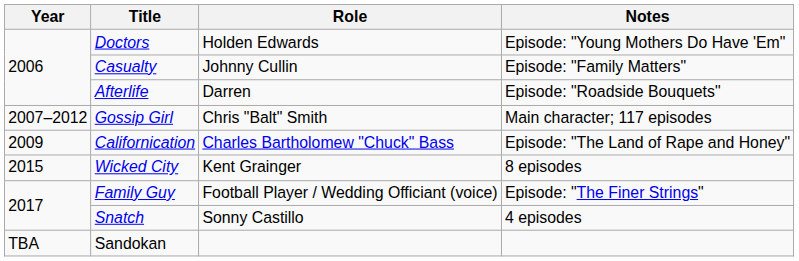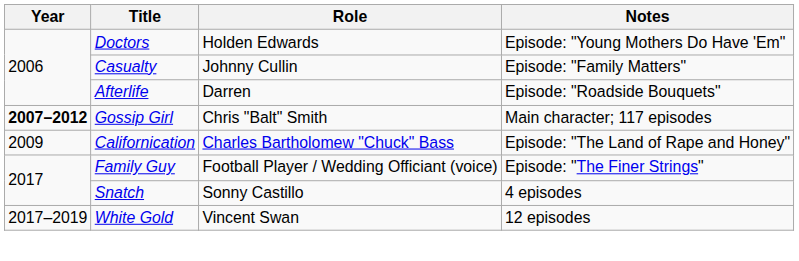(48, 117) normal -> (48, 117) bold
- row: (136, 167)
+ row: (134, 218)
- row: (130, 243)
